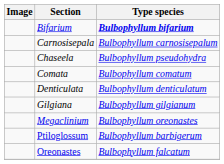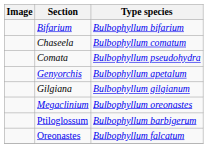(146, 27) bold -> (138, 27) normal
- row: (66, 43)
(152, 58) Bulbophyllum pseudohydra -> (140, 43) Bulbophyllum comatum
(145, 74) Bulbophyllum comatum -> (147, 58) Bulbophyllum pseudohydra
- row: (60, 89)
+ row: (59, 74)
